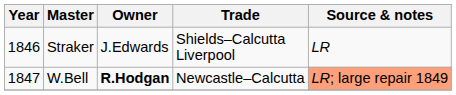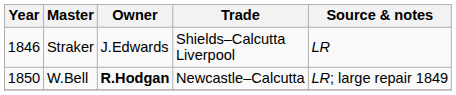(24, 78) 1847 -> (24, 78) 1850
(380, 78) lightsalmon background -> (380, 78) no background
